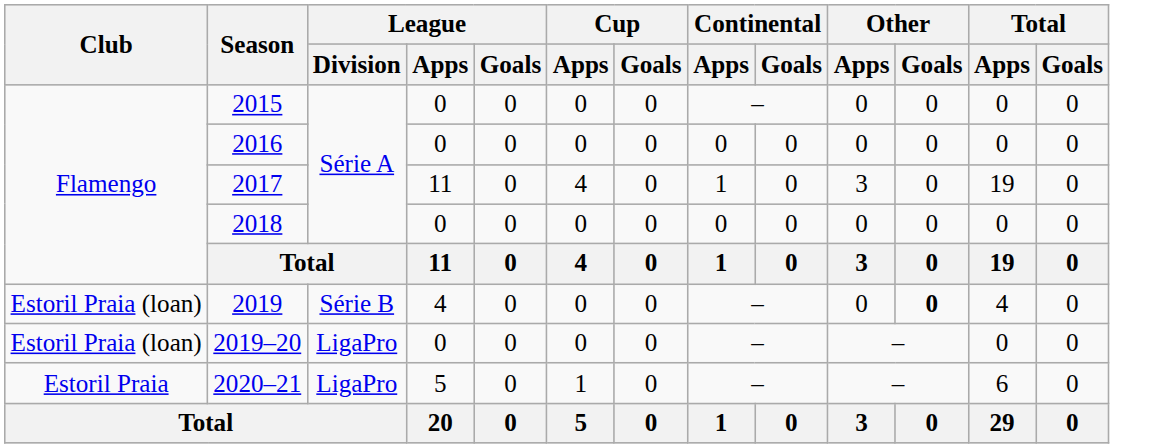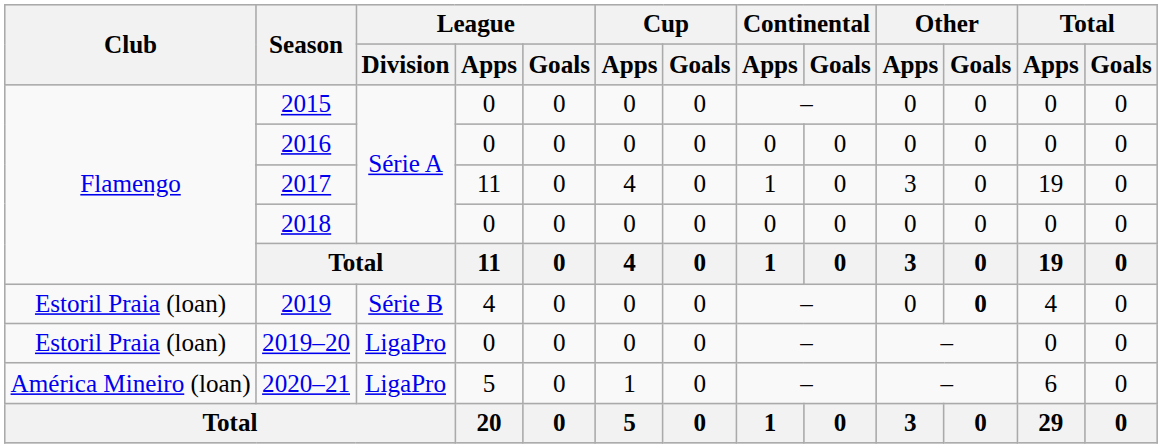(106, 382) Estoril Praia -> (131, 382) América Mineiro (loan)
